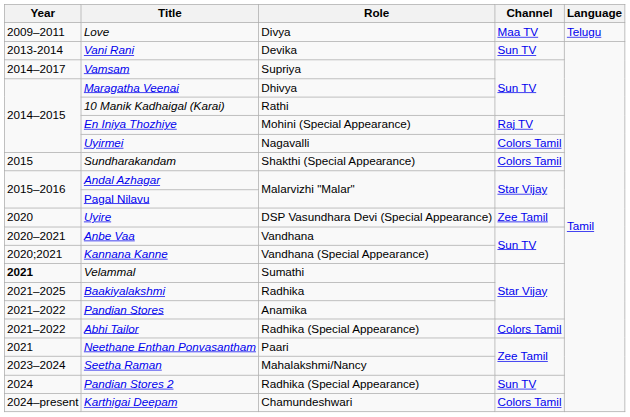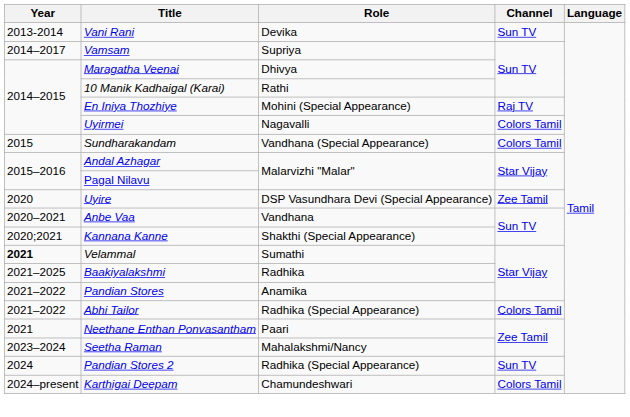- row: (97, 32)
(338, 161) Shakthi (Special Appearance) -> (345, 143) Vandhana (Special Appearance)
(345, 254) Vandhana (Special Appearance) -> (338, 236) Shakthi (Special Appearance)
